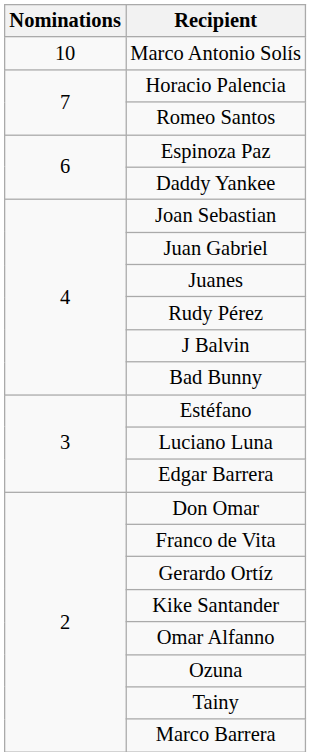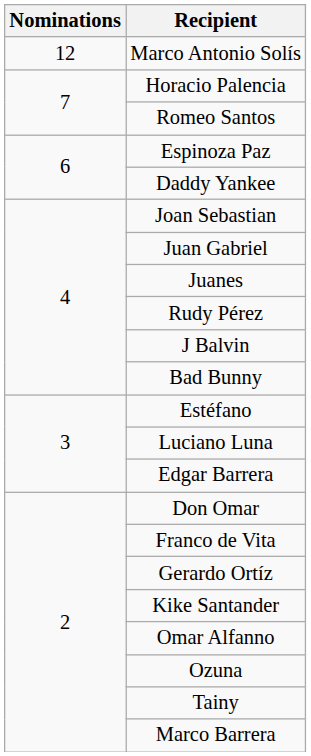(65, 53) 10 -> (65, 53) 12
